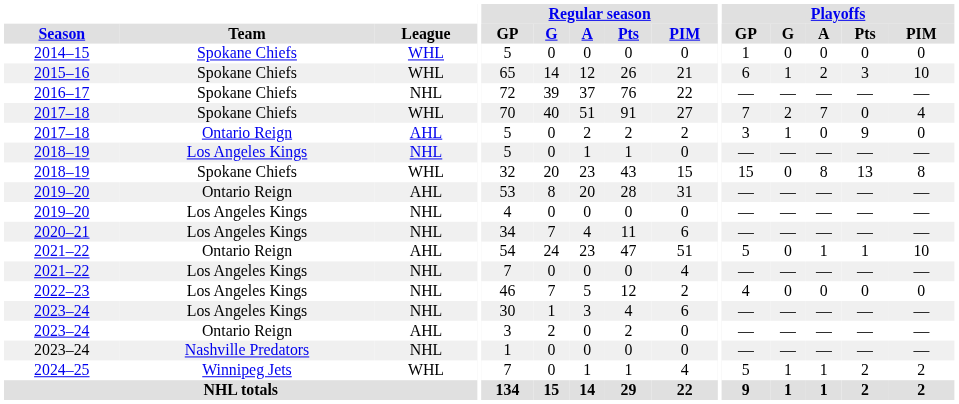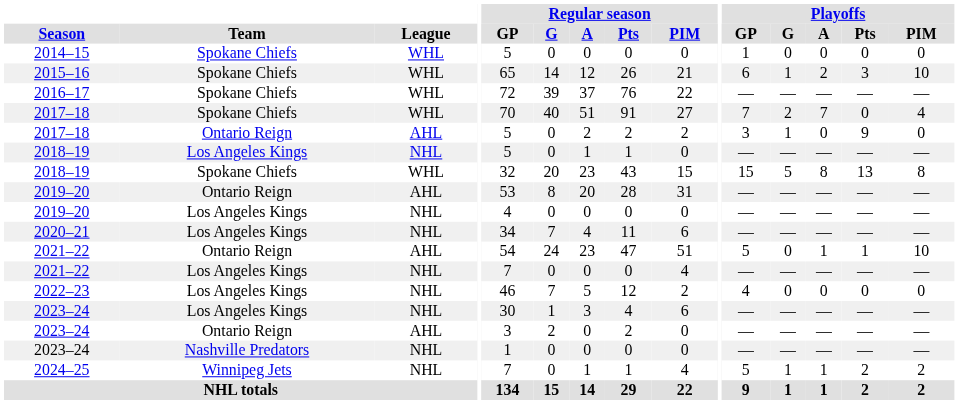(426, 93) NHL -> (426, 93) WHL
(788, 172) 0 -> (788, 172) 5
(426, 370) WHL -> (426, 370) NHL
